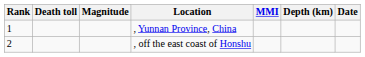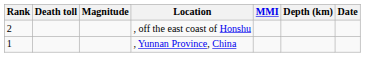rows swapped: (185, 28) <-> (192, 44)
